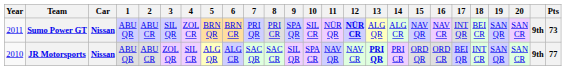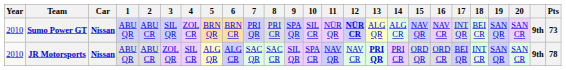(15, 29) 2011 -> (15, 29) 2010
(553, 53) 77 -> (553, 53) 78
